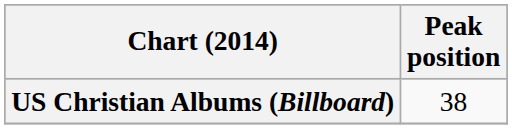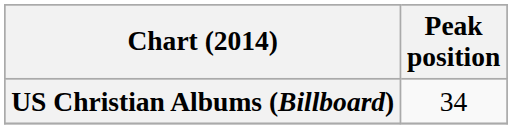(454, 100) 38 -> (454, 100) 34
